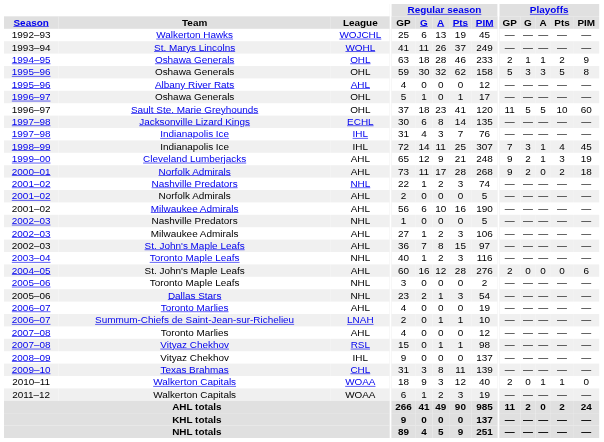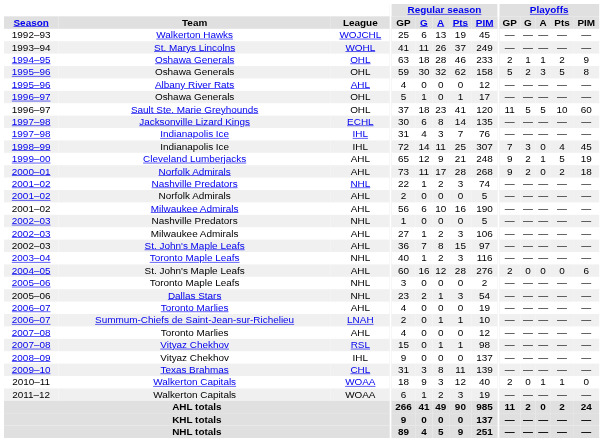(528, 72) 3 -> (528, 72) 2
(543, 146) 1 -> (543, 146) 0
(562, 159) 3 -> (562, 159) 5
